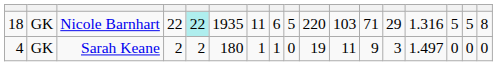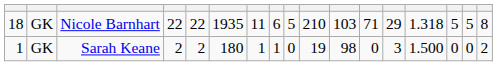(197, 23) paleturquoise background -> (197, 23) no background
(314, 23) 220 -> (314, 23) 210
(426, 23) 1.316 -> (426, 23) 1.318
(20, 48) 4 -> (20, 48) 1
(349, 48) 11 -> (348, 48) 98
(375, 48) 9 -> (375, 48) 0
(426, 48) 1.497 -> (426, 48) 1.500
(484, 48) 0 -> (484, 48) 2
